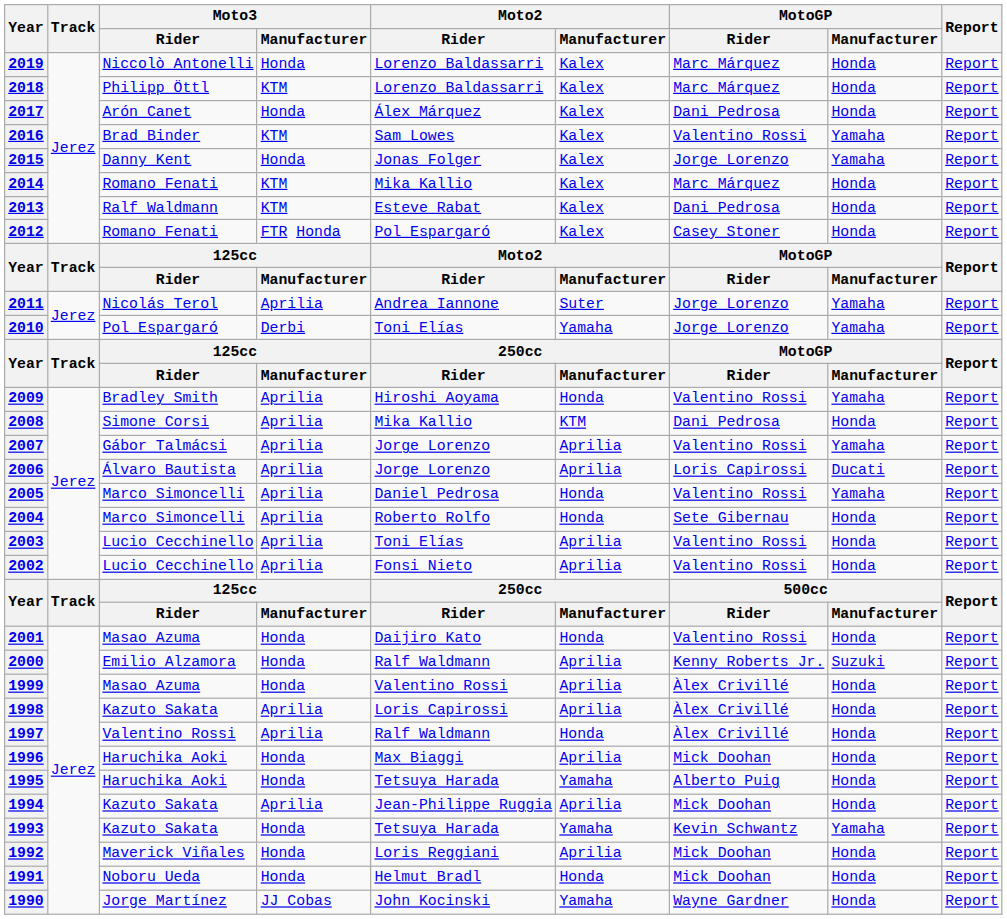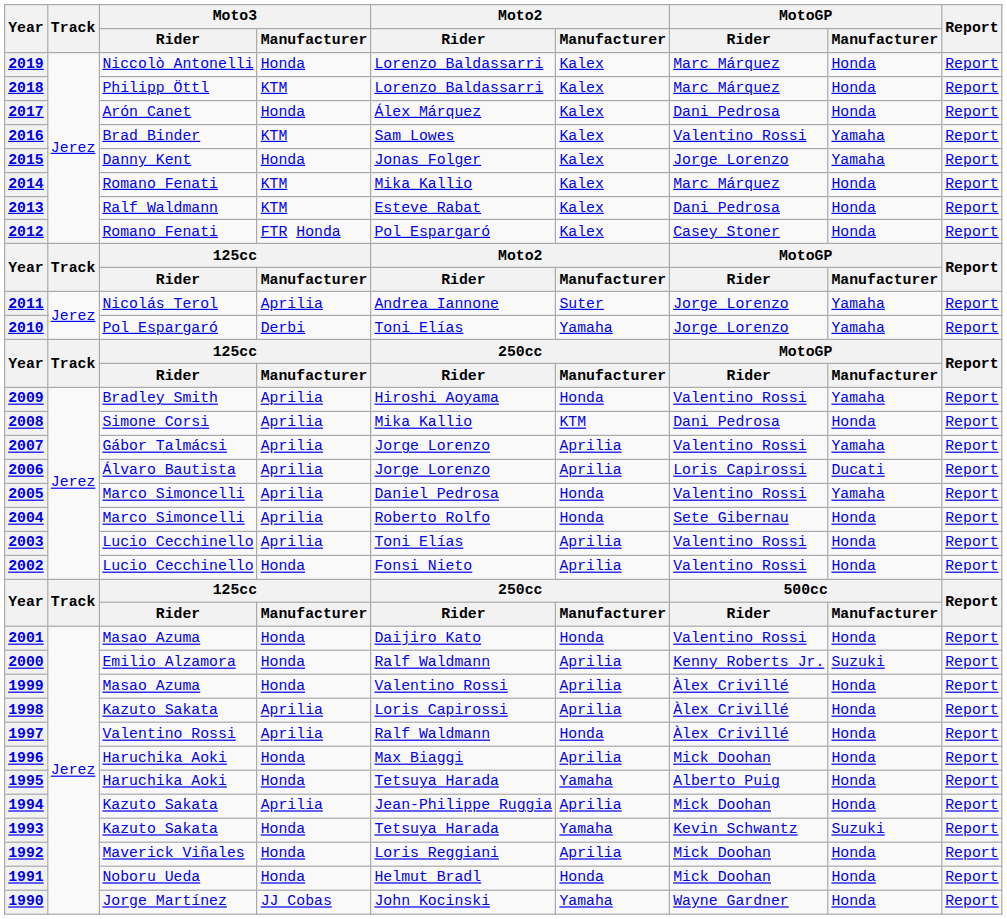(292, 567) Aprilia -> (283, 567) Honda
(858, 830) Yamaha -> (858, 830) Suzuki
